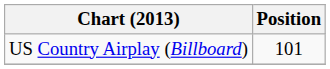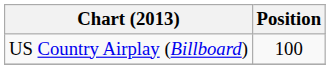(289, 49) 101 -> (289, 49) 100
